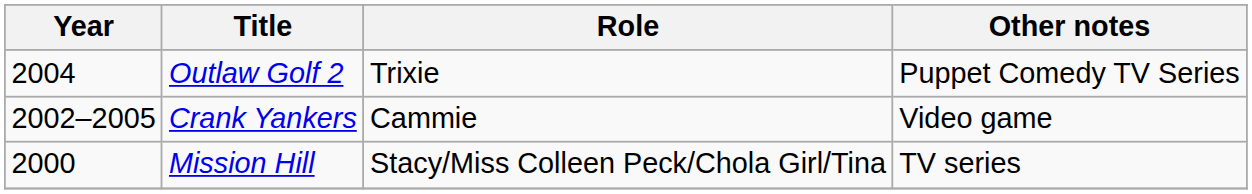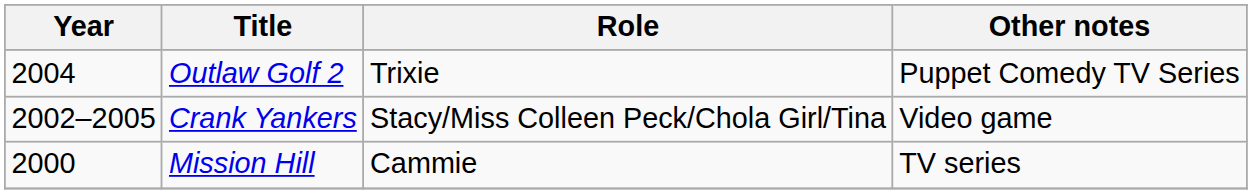(424, 118) Cammie -> (628, 118) Stacy/Miss Colleen Peck/Chola Girl/Tina
(628, 164) Stacy/Miss Colleen Peck/Chola Girl/Tina -> (424, 164) Cammie
